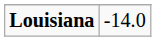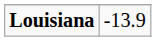(125, 20) -14.0 -> (125, 20) -13.9
